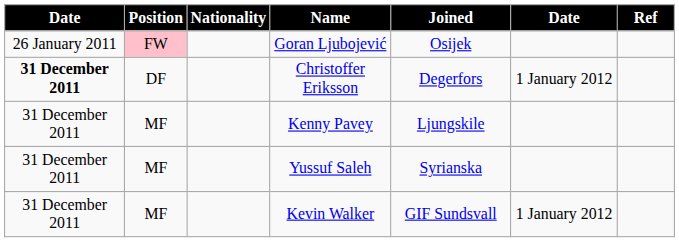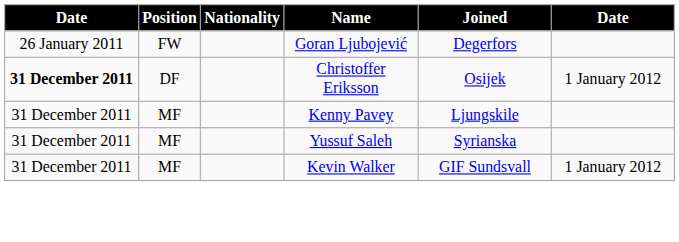- column: (646, 17)
(156, 44) pink background -> (170, 44) no background
(451, 44) Osijek -> (485, 44) Degerfors
(451, 79) Degerfors -> (485, 79) Osijek
